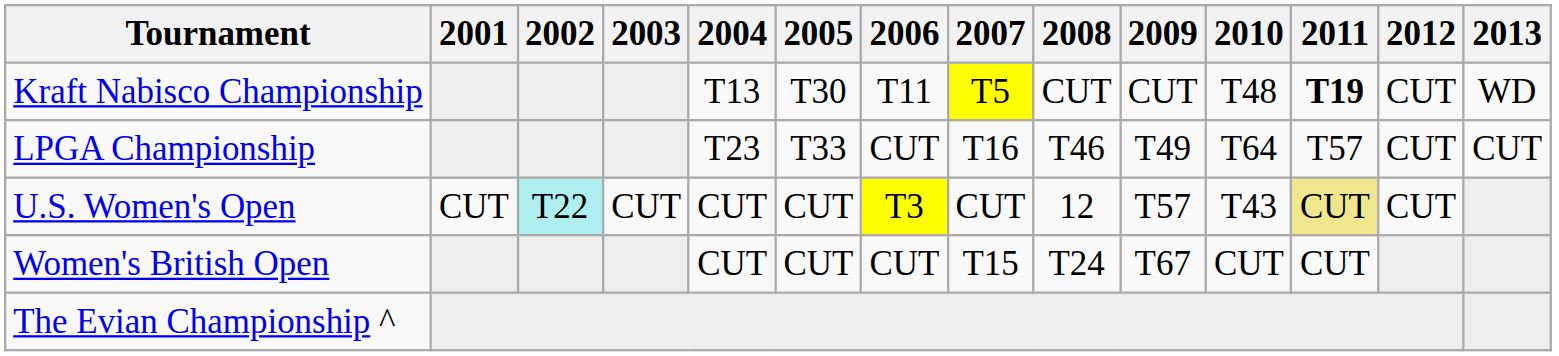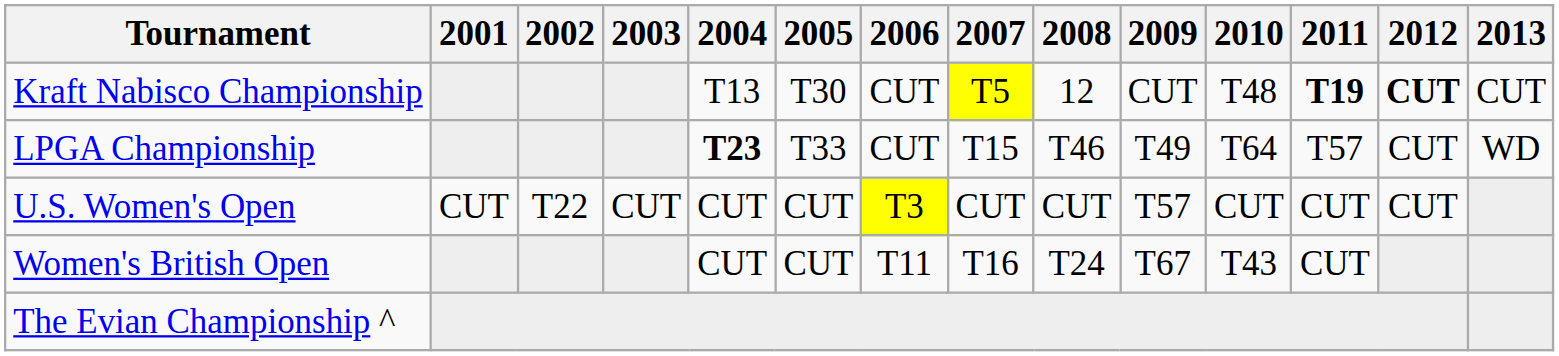(904, 91) T11 -> (904, 91) CUT
(1077, 91) CUT -> (1077, 91) 12
(1421, 91) normal -> (1423, 91) bold
(1507, 91) WD -> (1511, 91) CUT
(732, 148) normal -> (732, 148) bold
(991, 148) T16 -> (991, 148) T15
(1507, 148) CUT -> (1511, 148) WD
(560, 206) paleturquoise background -> (560, 206) no background
(1077, 206) 12 -> (1077, 206) CUT
(1249, 206) T43 -> (1249, 206) CUT
(1335, 206) khaki background -> (1335, 206) no background
(904, 264) CUT -> (904, 264) T11
(991, 264) T15 -> (991, 264) T16
(1249, 264) CUT -> (1249, 264) T43
